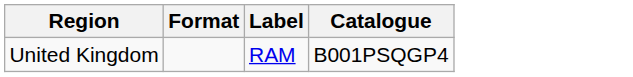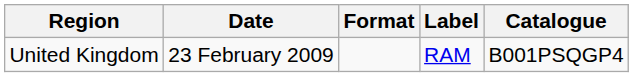+ column: (251, 21)
